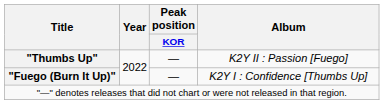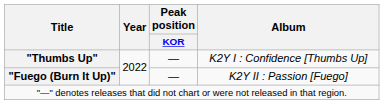(288, 58) K2Y II : Passion [Fuego] -> (288, 58) K2Y I : Confidence [Thumbs Up]
(288, 76) K2Y I : Confidence [Thumbs Up] -> (288, 76) K2Y II : Passion [Fuego]
